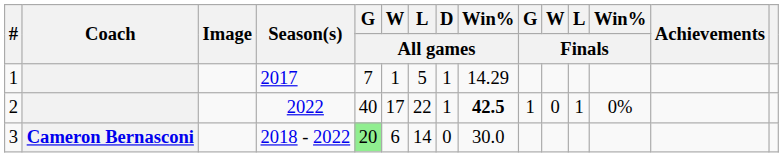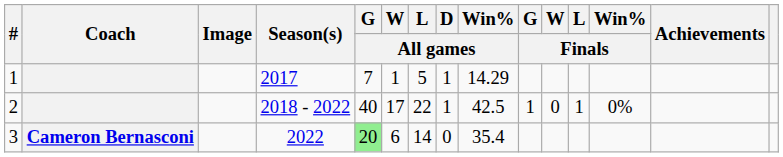(305, 107) 2022 -> (305, 107) 2018 - 2022
(488, 107) bold -> (488, 107) normal
(305, 136) 2018 - 2022 -> (305, 136) 2022
(488, 136) 30.0 -> (488, 136) 35.4
